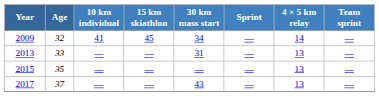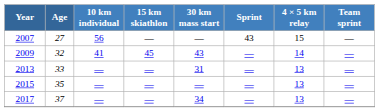+ row: (25, 38)
(199, 38) 34 -> (199, 53) 43
(199, 84) 43 -> (199, 99) 34
